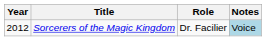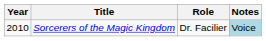(18, 28) 2012 -> (18, 28) 2010
